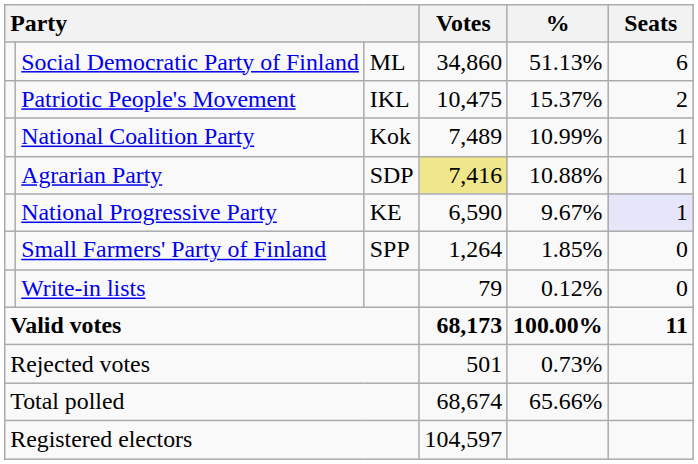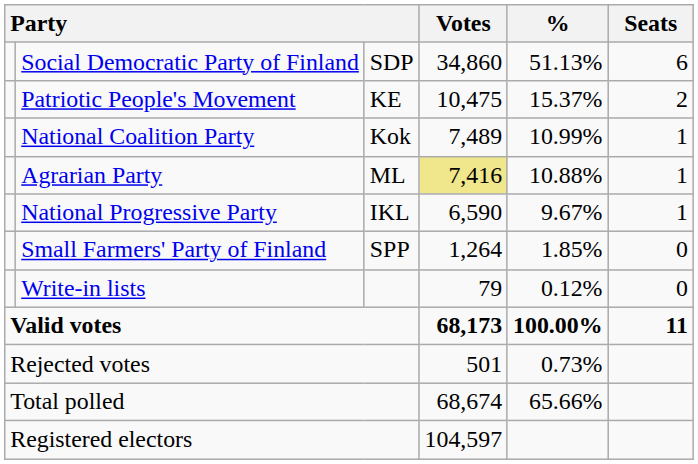(388, 61) ML -> (392, 61) SDP
(390, 99) IKL -> (386, 99) KE
(392, 174) SDP -> (388, 174) ML
(386, 212) KE -> (390, 212) IKL
(682, 212) lavender background -> (682, 212) no background
